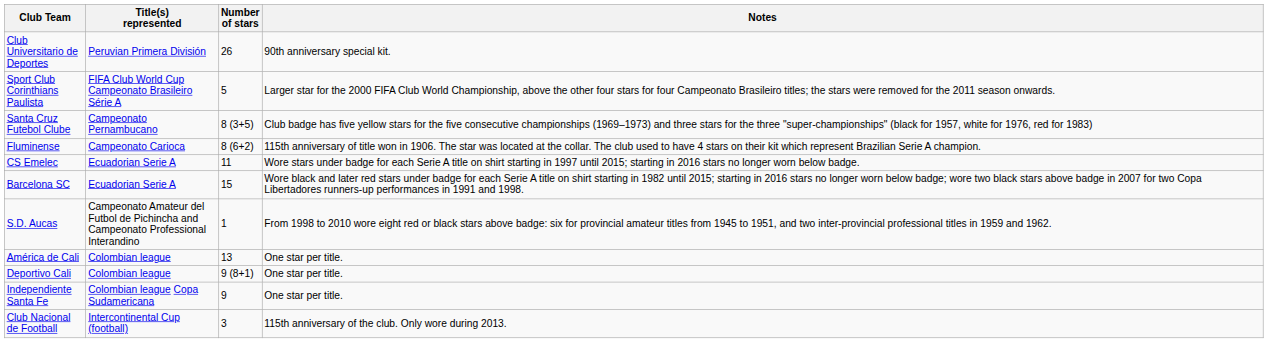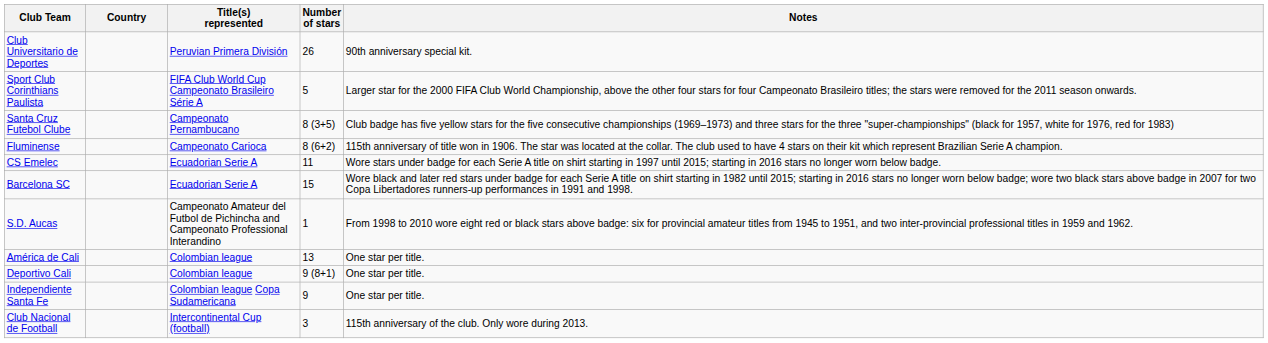+ column: (127, 18)
